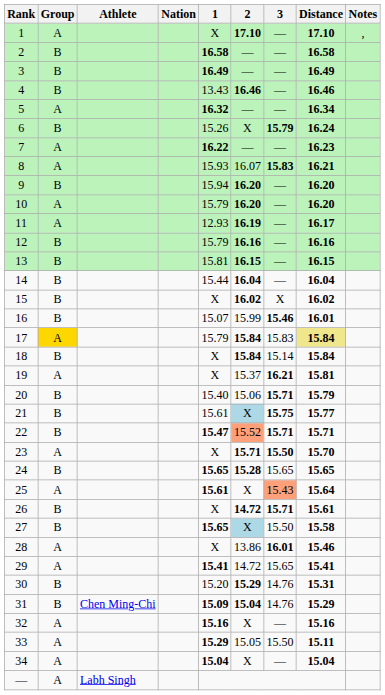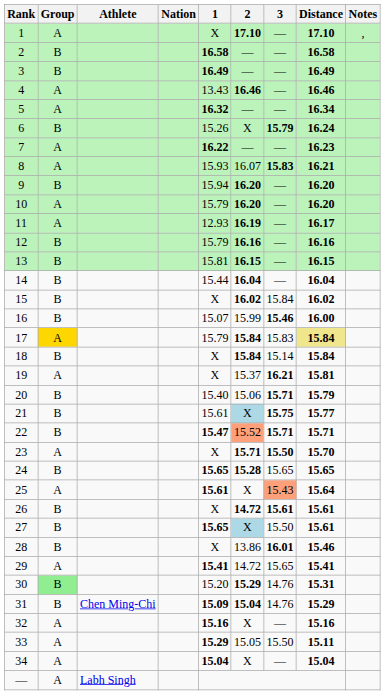(58, 90) B -> (58, 90) A
(280, 299) X -> (280, 299) 15.84
(321, 318) 16.01 -> (321, 318) 16.00
(280, 508) 15.71 -> (280, 508) 15.61
(321, 527) 15.58 -> (321, 527) 15.61
(58, 546) A -> (58, 546) B
(58, 584) no background -> (58, 584) lightgreen background
